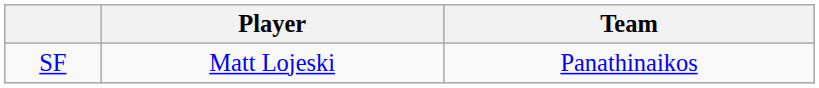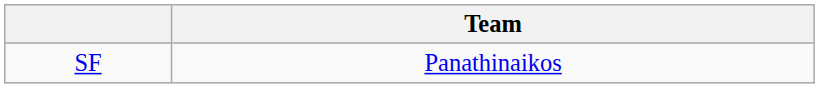- column: (272, 23)
